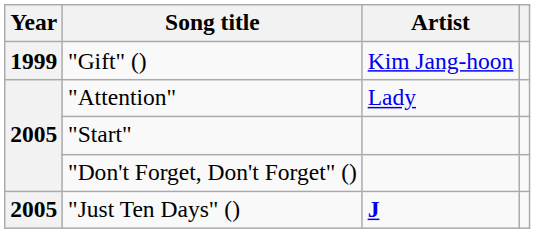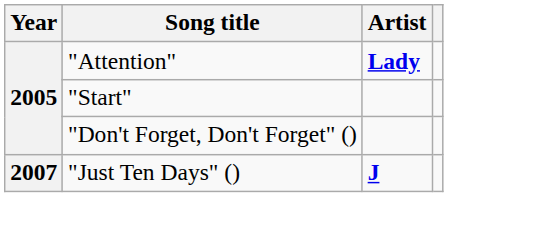- row: (107, 60)
(392, 97) normal -> (394, 60) bold
(34, 209) 2005 -> (34, 172) 2007
